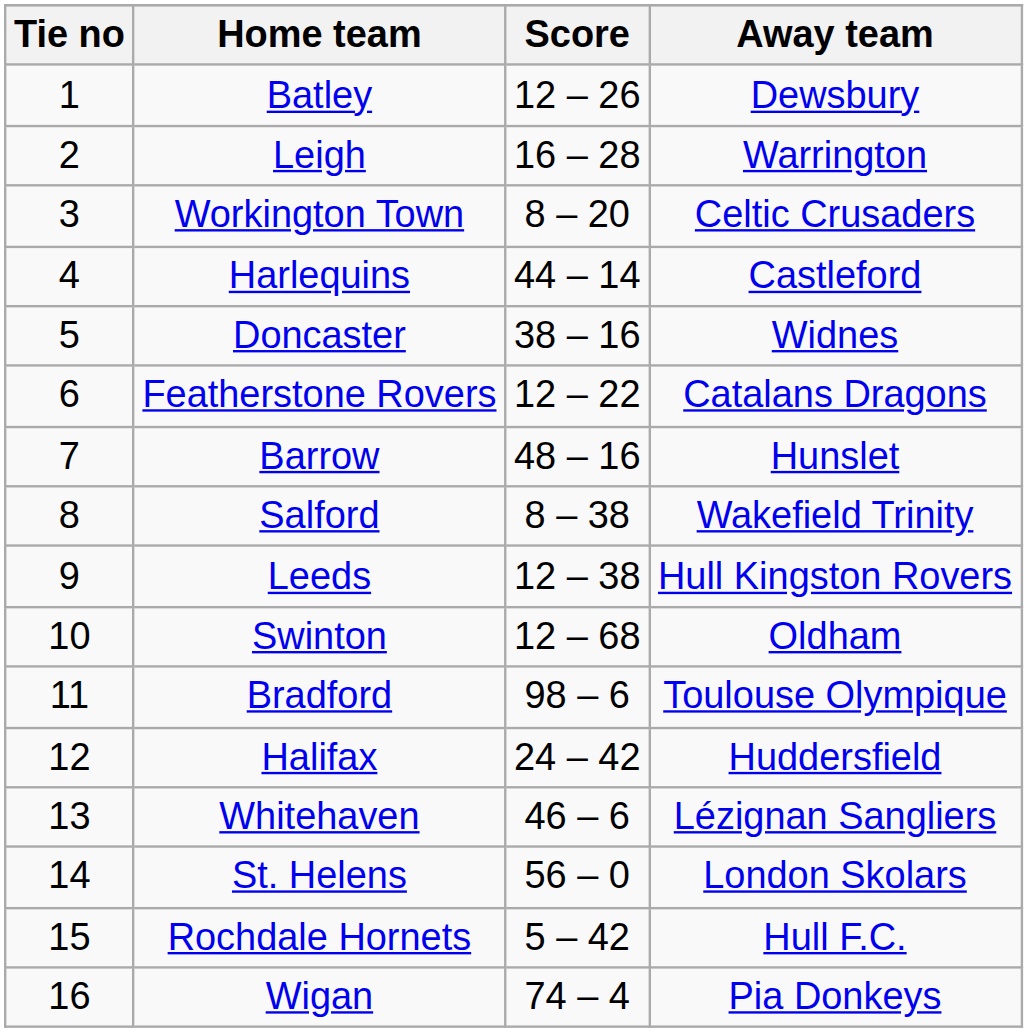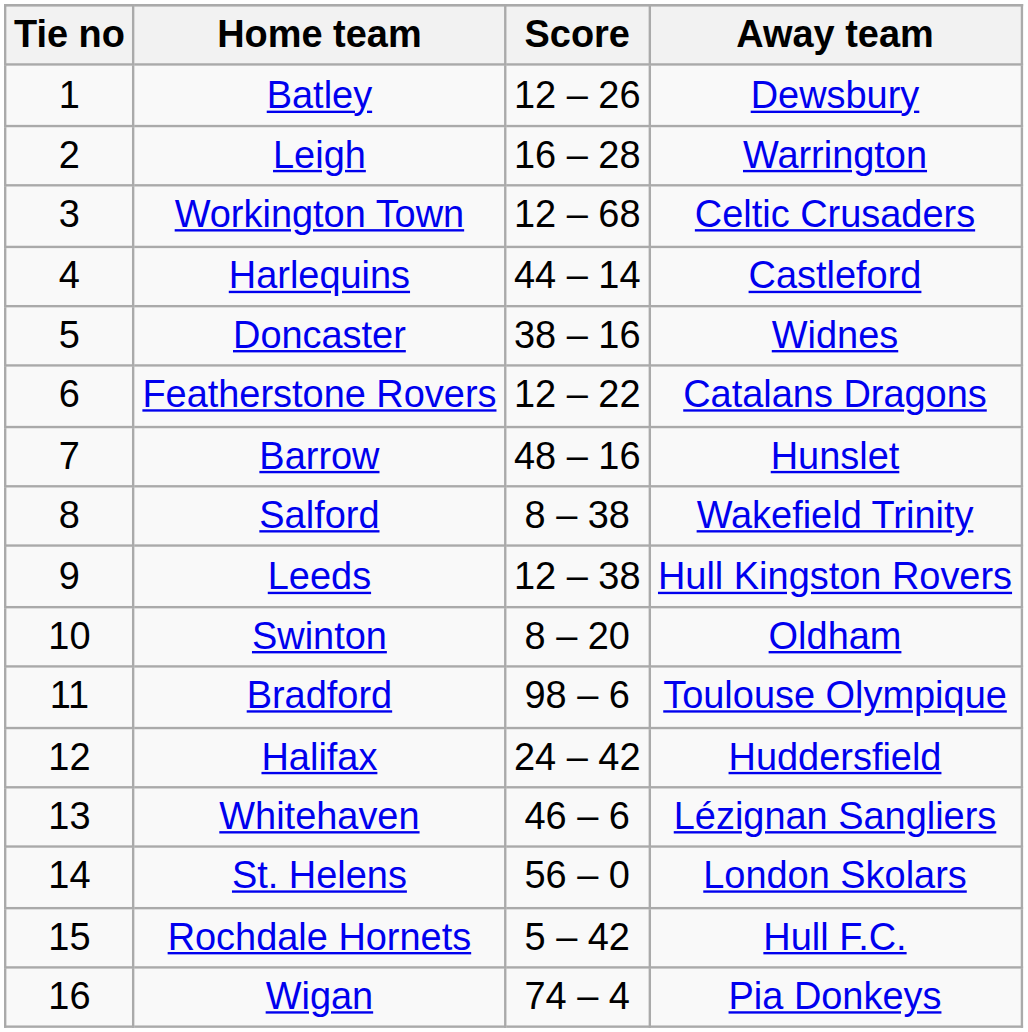(577, 214) 8 – 20 -> (577, 214) 12 – 68
(577, 635) 12 – 68 -> (577, 635) 8 – 20
